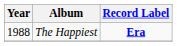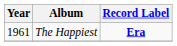(19, 31) 1988 -> (19, 31) 1961
